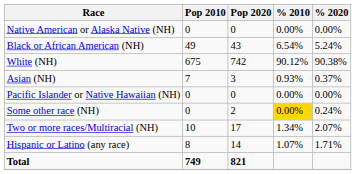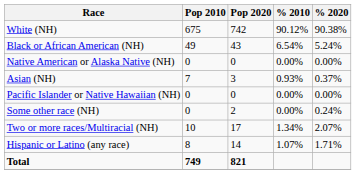rows swapped: (32, 62) <-> (91, 29)
(290, 111) gold background -> (290, 111) no background
